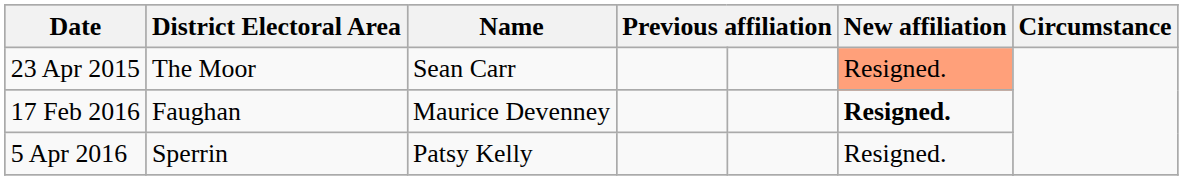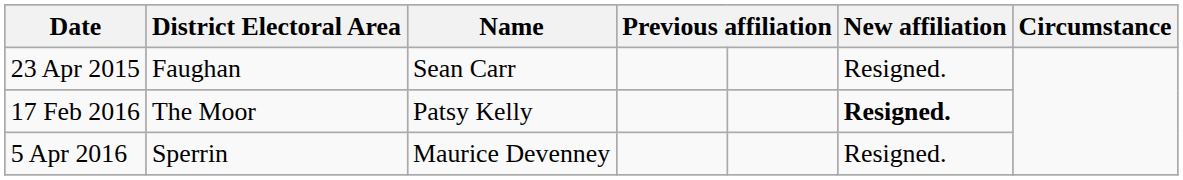(204, 68) The Moor -> (196, 68) Faughan
(895, 68) lightsalmon background -> (895, 68) no background
(196, 111) Faughan -> (204, 111) The Moor
(512, 111) Maurice Devenney -> (473, 111) Patsy Kelly
(473, 153) Patsy Kelly -> (512, 153) Maurice Devenney
